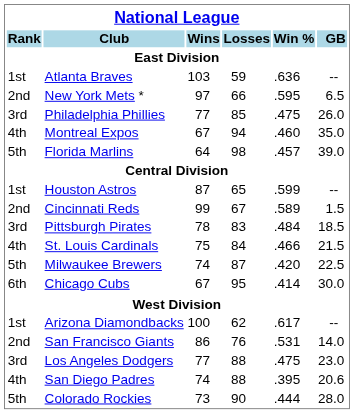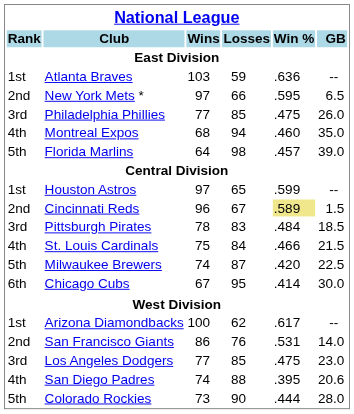(199, 133) 67 -> (199, 133) 68
(199, 189) 87 -> (199, 189) 97
(199, 208) 99 -> (199, 208) 96
(287, 208) no background -> (287, 208) khaki background
(235, 360) 88 -> (235, 360) 85
